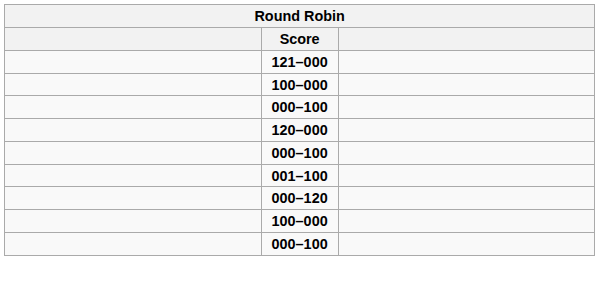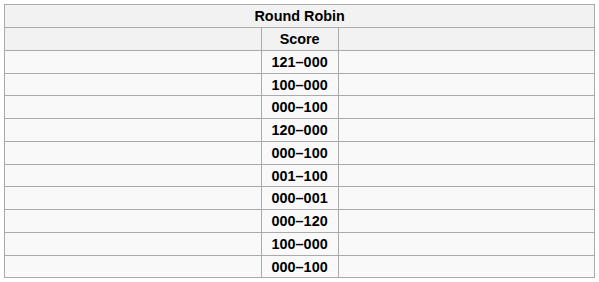+ row: (133, 198)
